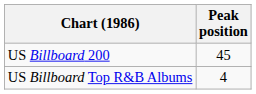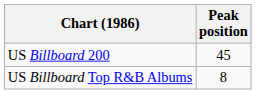(223, 77) 4 -> (223, 77) 8
